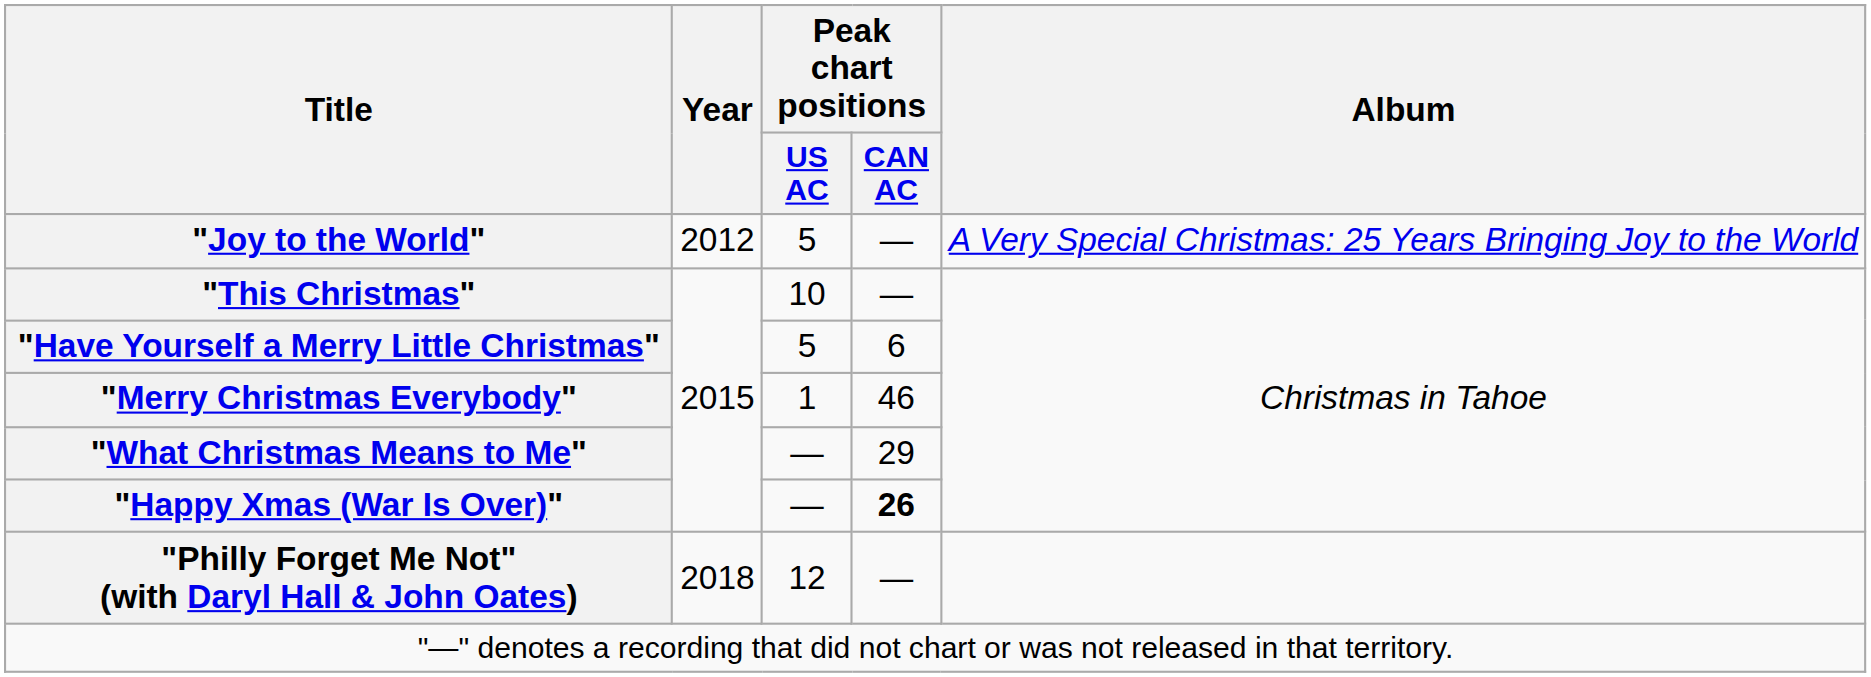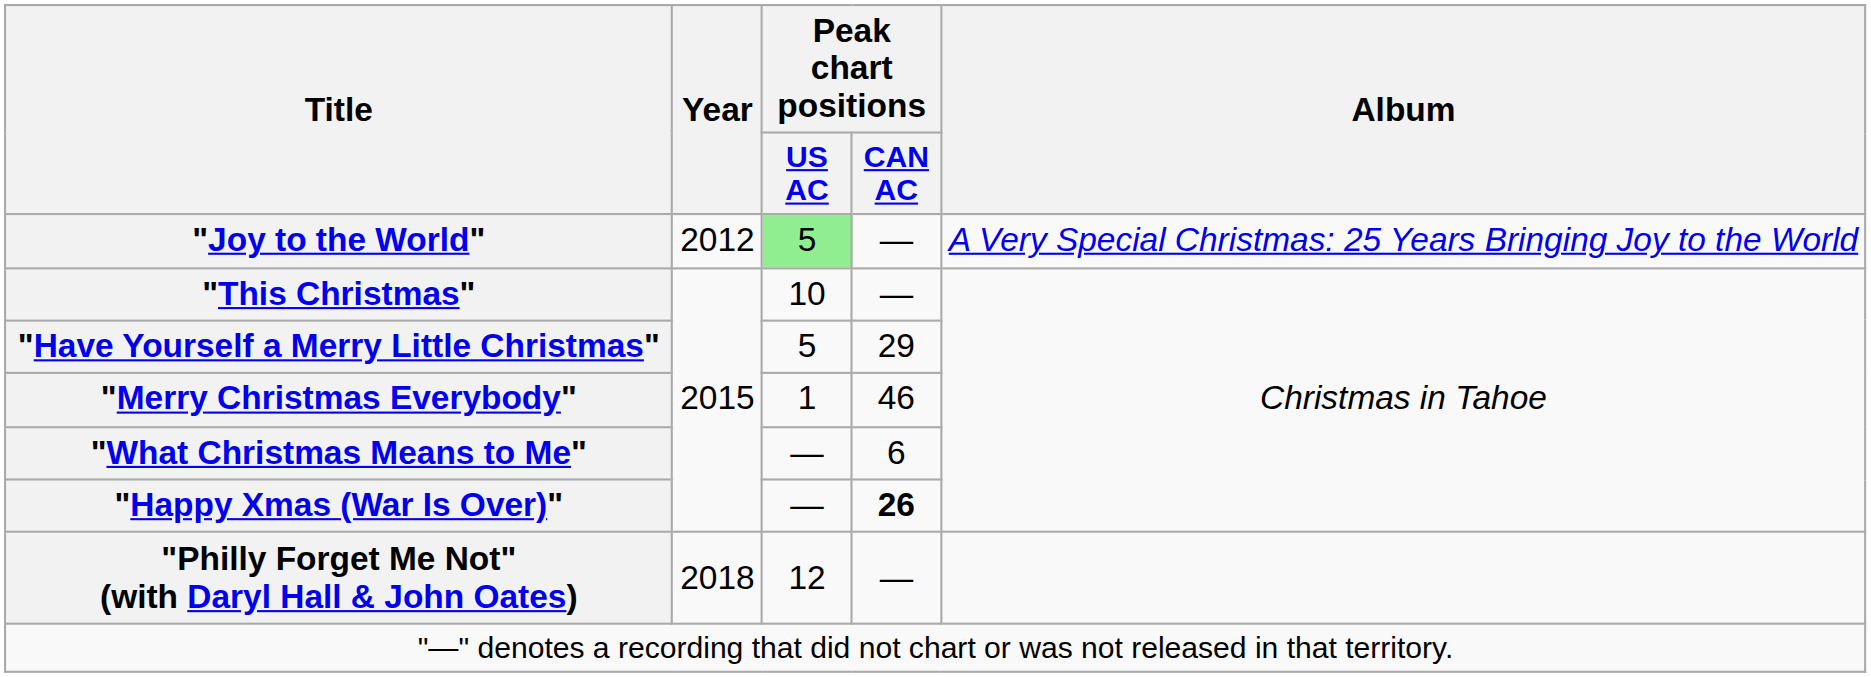(807, 240) no background -> (807, 240) lightgreen background
(896, 346) 6 -> (896, 346) 29
(896, 452) 29 -> (896, 452) 6
